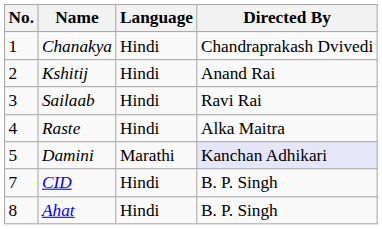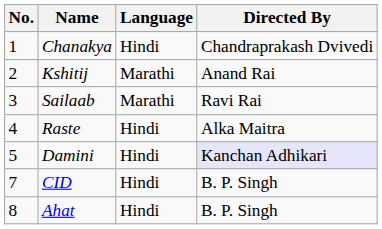(140, 73) Hindi -> (147, 73) Marathi
(140, 100) Hindi -> (147, 100) Marathi
(147, 155) Marathi -> (140, 155) Hindi
